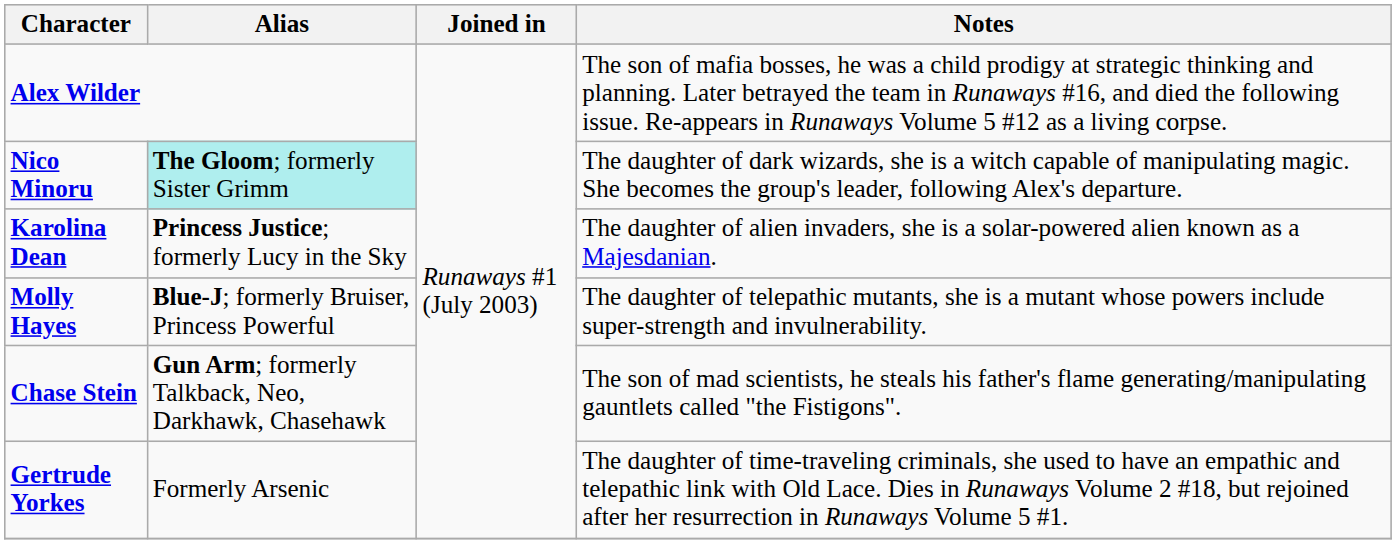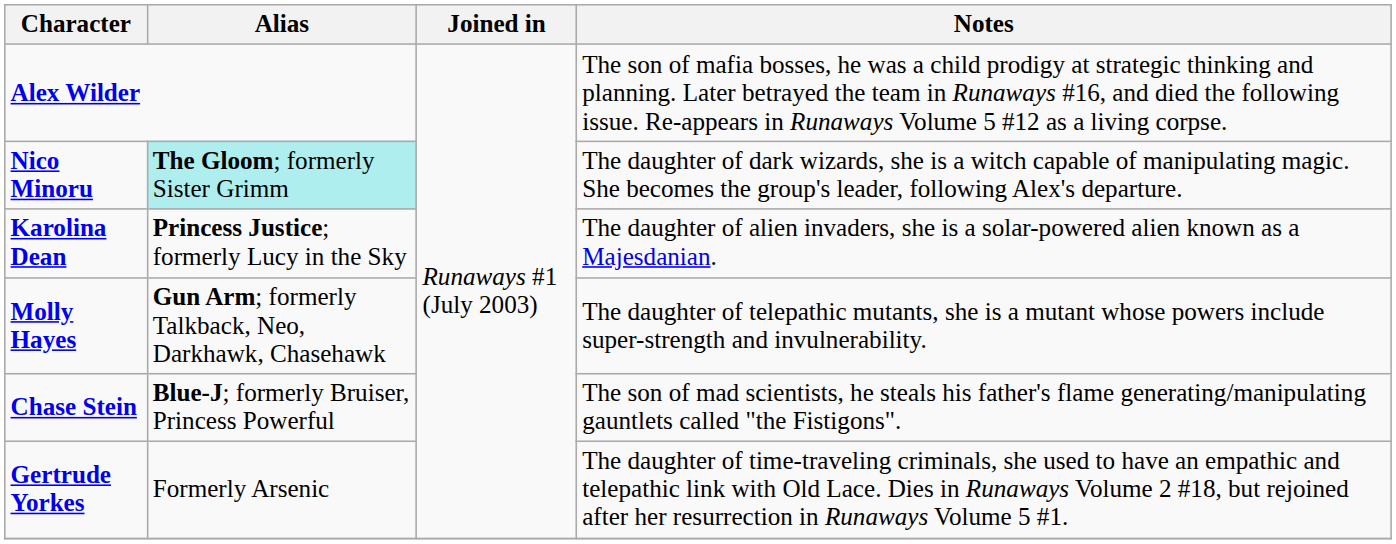(281, 310) Blue-J; formerly Bruiser, Princess Powerful -> (269, 325) Gun Arm; formerly Talkback, Neo, Darkhawk, Chasehawk
(269, 393) Gun Arm; formerly Talkback, Neo, Darkhawk, Chasehawk -> (281, 407) Blue-J; formerly Bruiser, Princess Powerful
